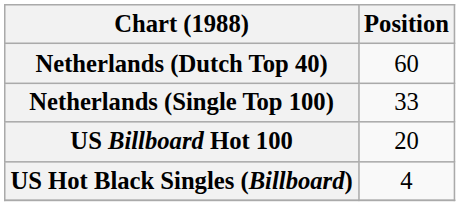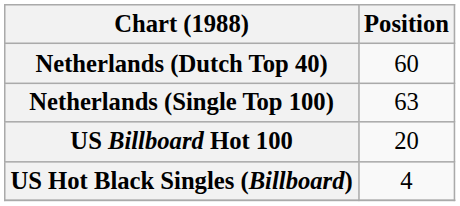(407, 102) 33 -> (407, 102) 63
